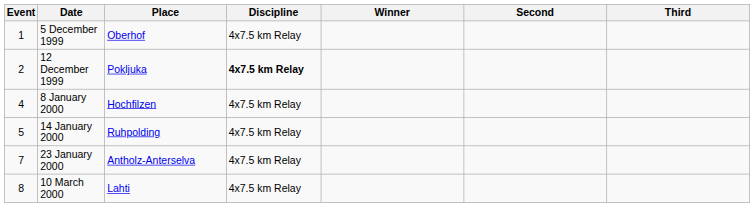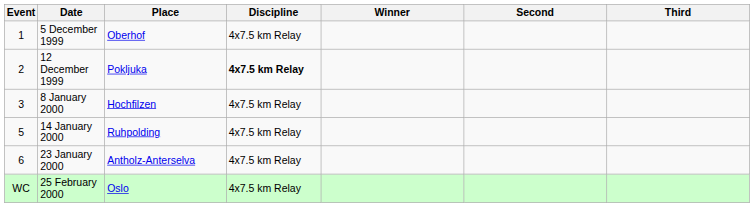(21, 104) 4 -> (21, 104) 3
(21, 160) 7 -> (21, 160) 6
+ row: (68, 189)
- row: (62, 189)
